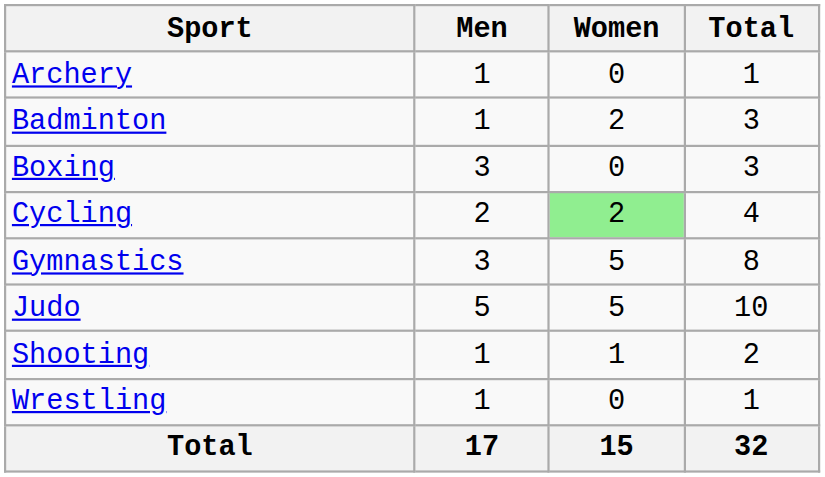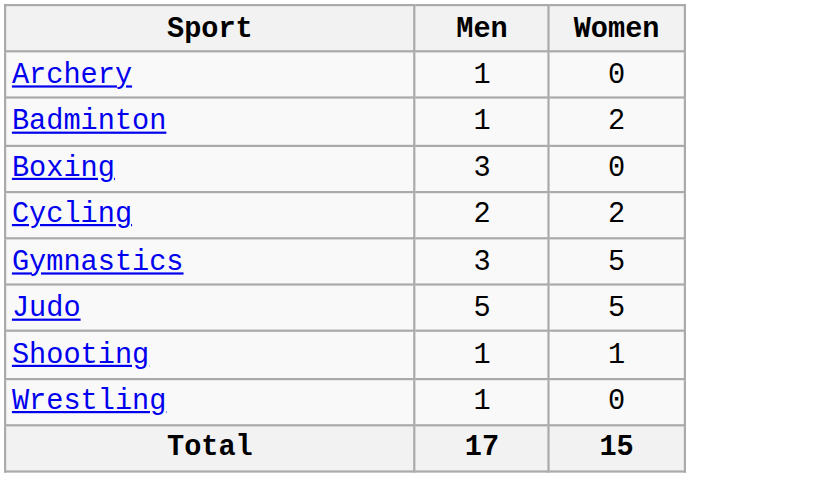- column: (751, 28)
(617, 215) lightgreen background -> (617, 215) no background
